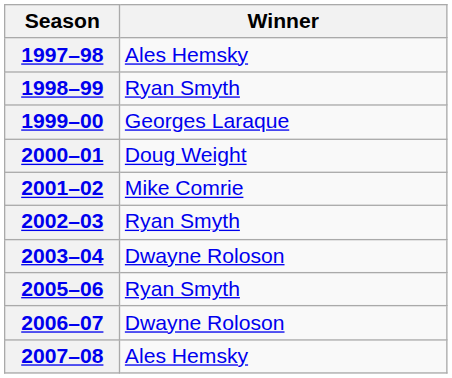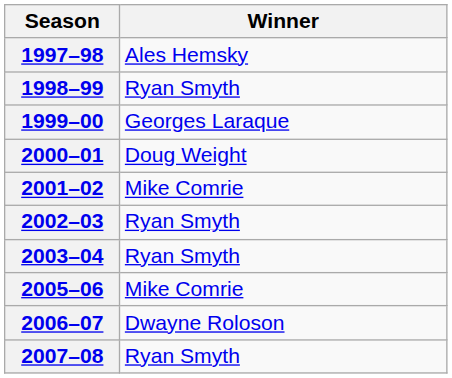(205, 255) Dwayne Roloson -> (182, 255) Ryan Smyth
(182, 289) Ryan Smyth -> (184, 289) Mike Comrie
(186, 356) Ales Hemsky -> (182, 356) Ryan Smyth
